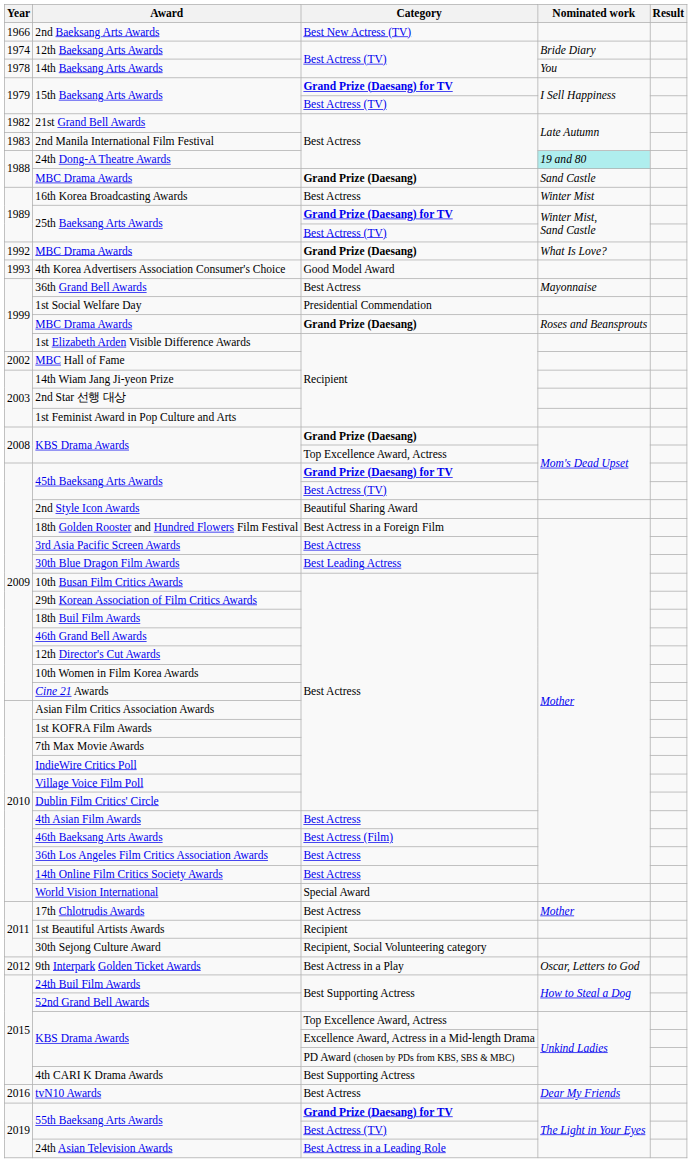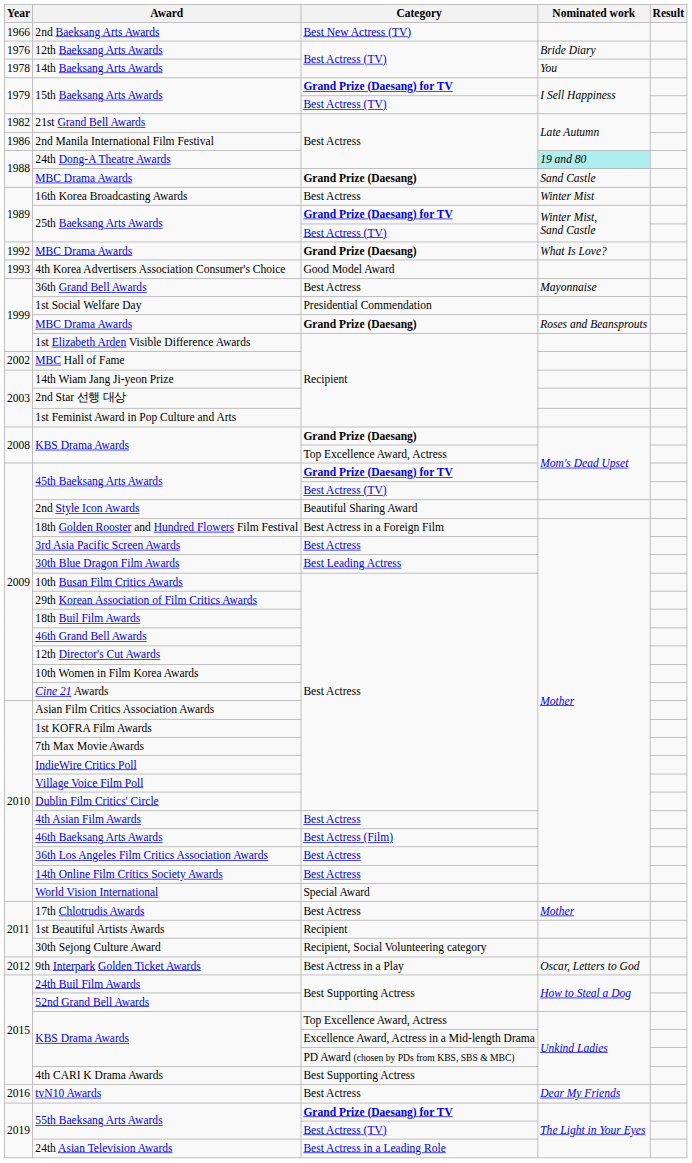(19, 50) 1974 -> (19, 50) 1976
(19, 141) 1983 -> (19, 141) 1986
